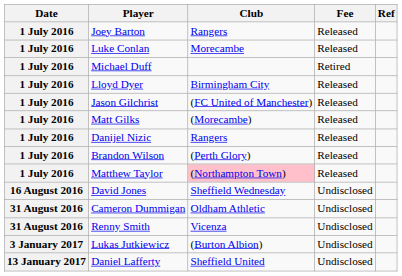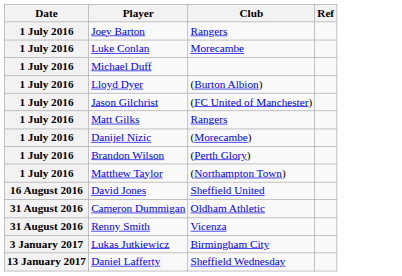- column: (345, 13)
(230, 84) Birmingham City -> (226, 84) (Burton Albion)
(221, 119) (Morecambe) -> (209, 119) Rangers
(209, 137) Rangers -> (221, 137) (Morecambe)
(238, 173) pink background -> (238, 173) no background
(238, 191) Sheffield Wednesday -> (228, 191) Sheffield United
(226, 244) (Burton Albion) -> (230, 244) Birmingham City
(228, 262) Sheffield United -> (238, 262) Sheffield Wednesday
